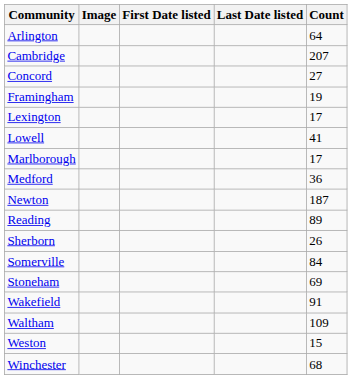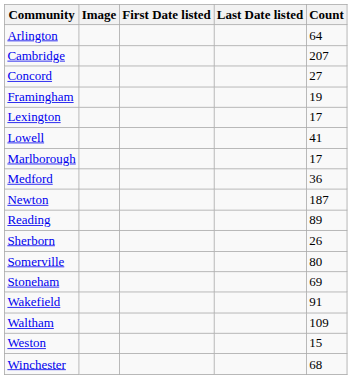(316, 261) 84 -> (316, 261) 80
